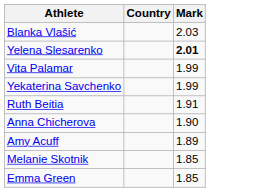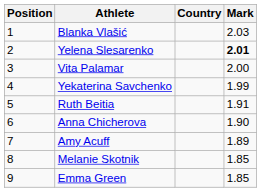+ column: (30, 13)
(187, 68) 1.99 -> (238, 68) 2.00
